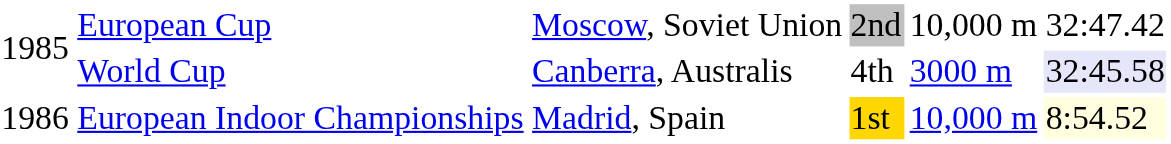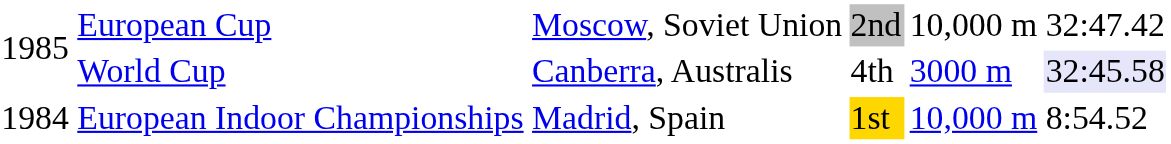(35, 117) 1986 -> (35, 117) 1984
(1097, 117) lightyellow background -> (1097, 117) no background
